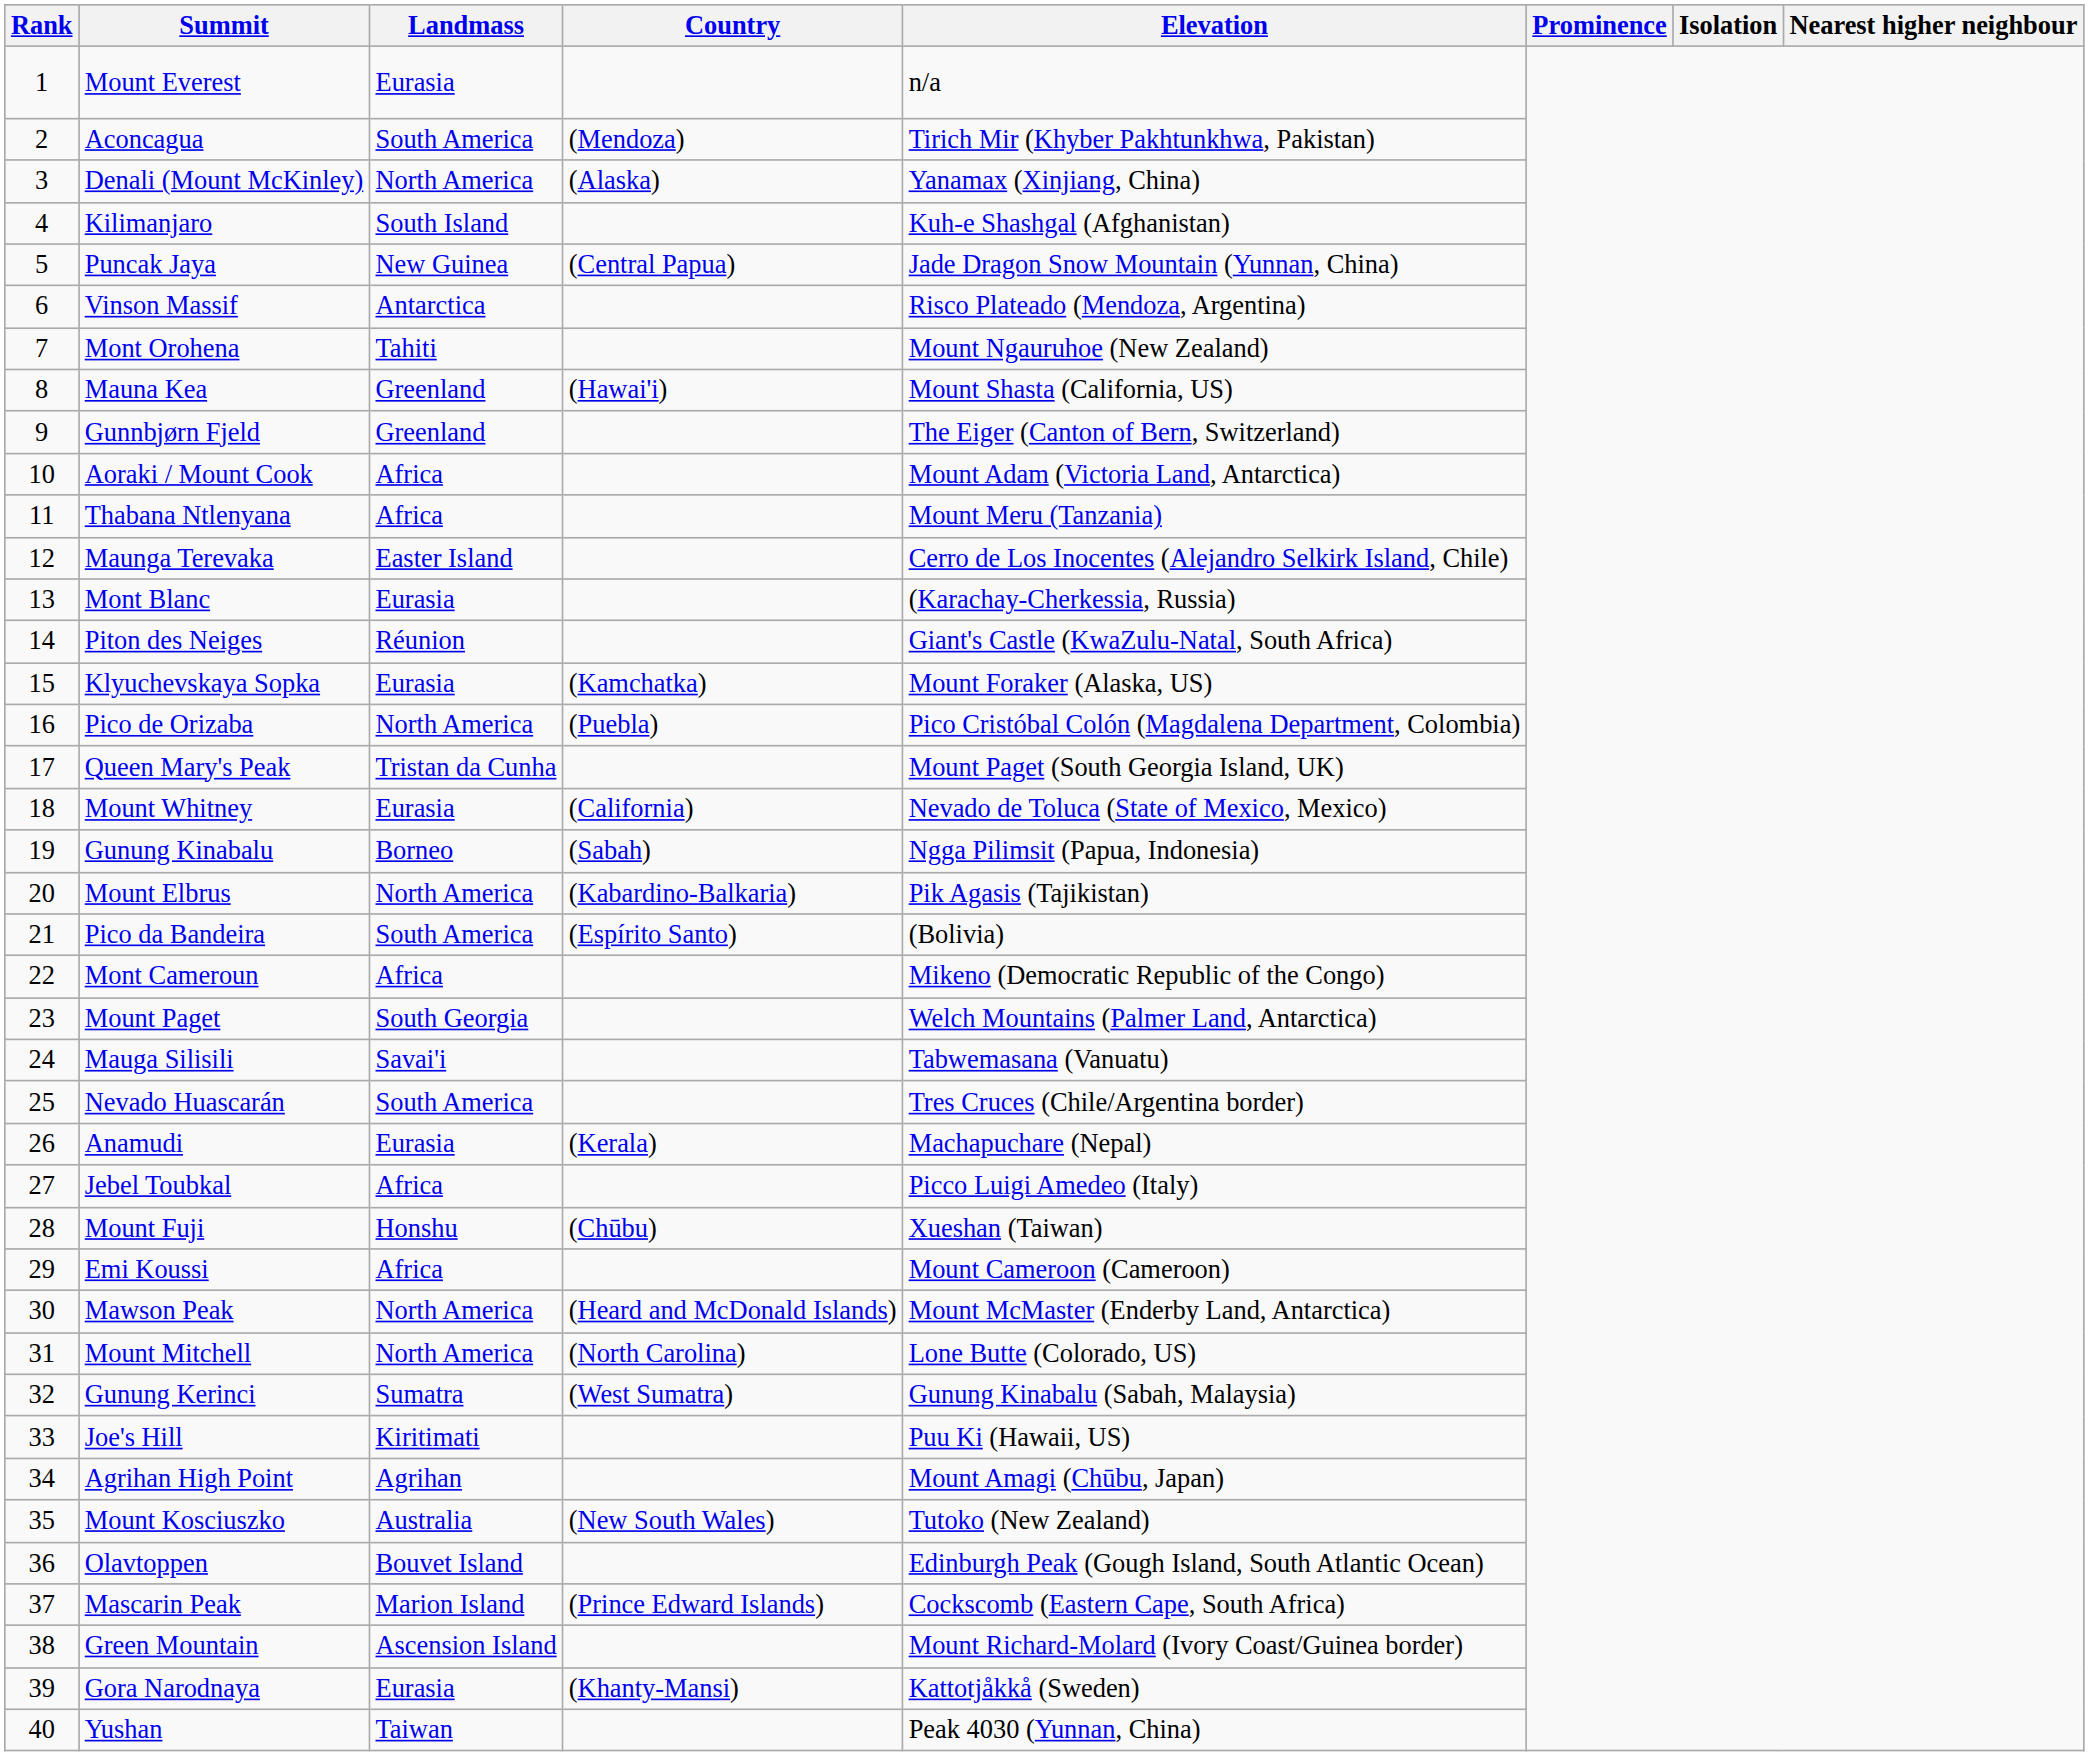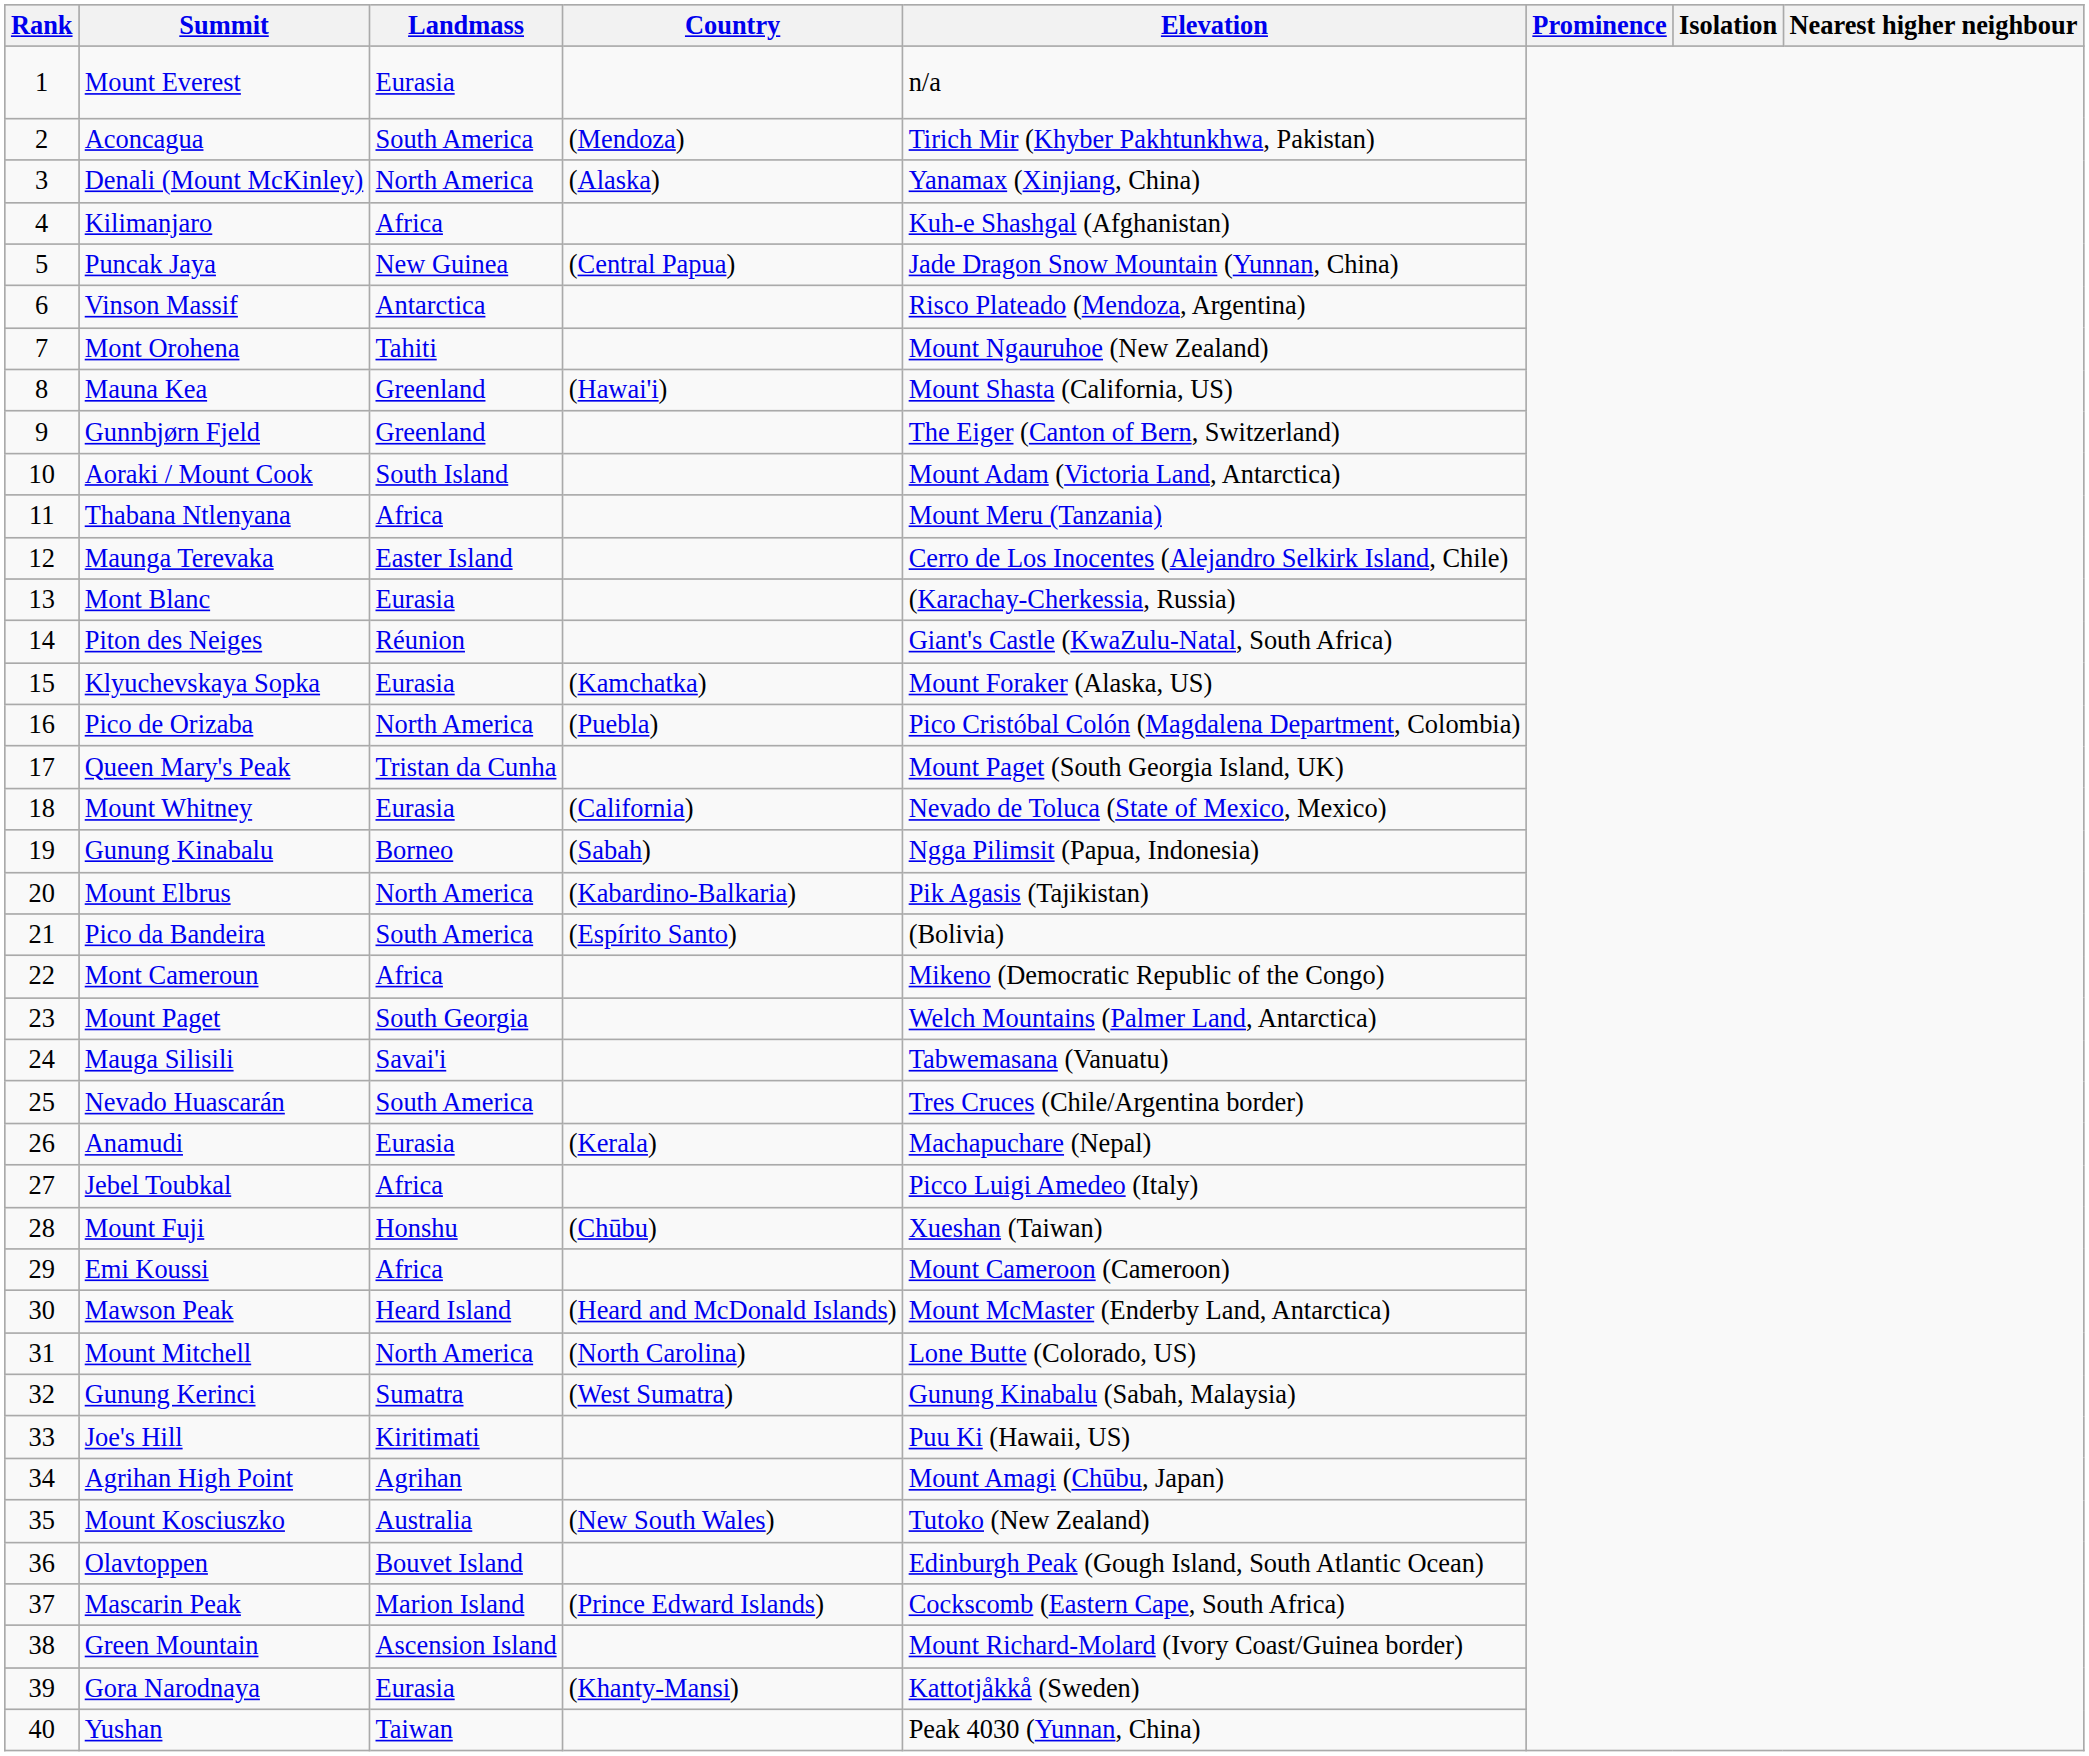(442, 222) South Island -> (409, 222) Africa
(409, 473) Africa -> (442, 473) South Island
(454, 1311) North America -> (443, 1311) Heard Island
